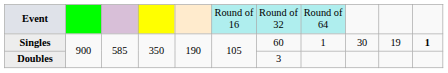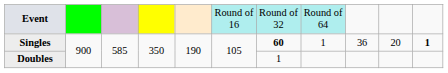(279, 42) normal -> (279, 42) bold
(362, 42) 30 -> (362, 42) 36
(396, 42) 19 -> (396, 42) 20
(279, 59) 3 -> (279, 59) 1
